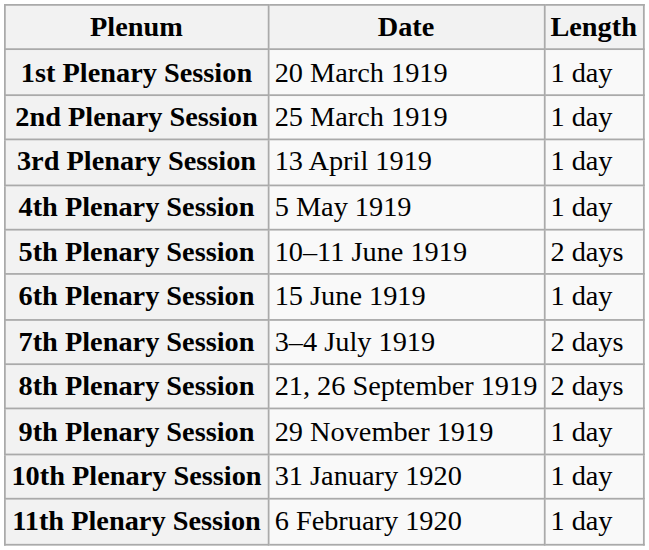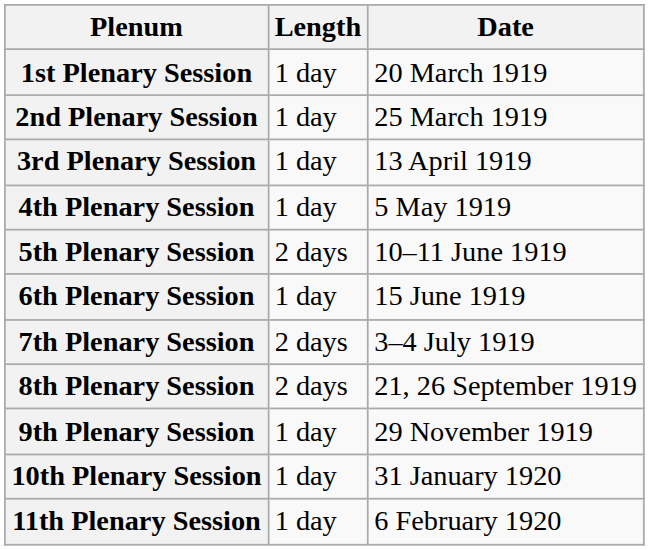columns swapped: (406, 26) <-> (594, 26)
